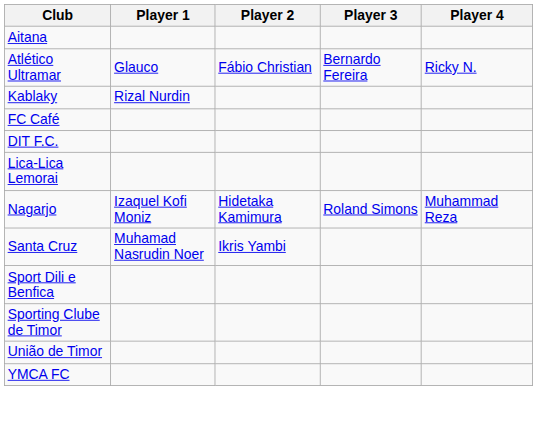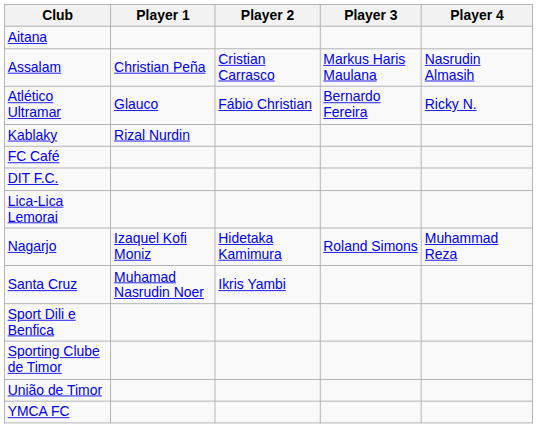+ row: (34, 67)
